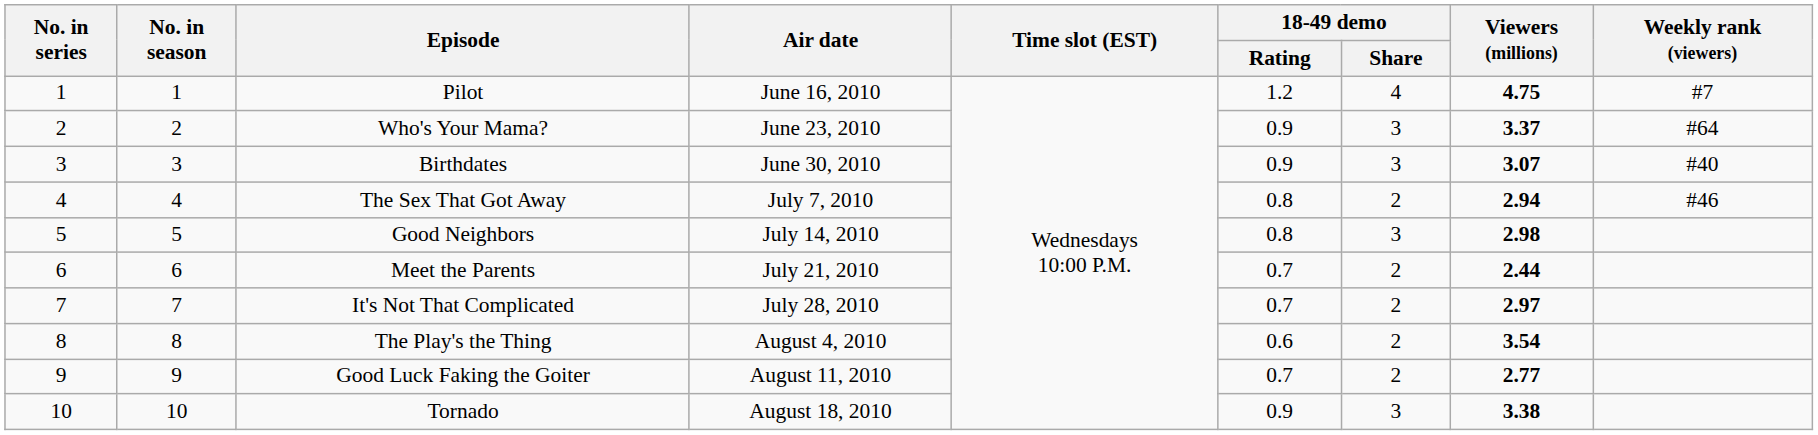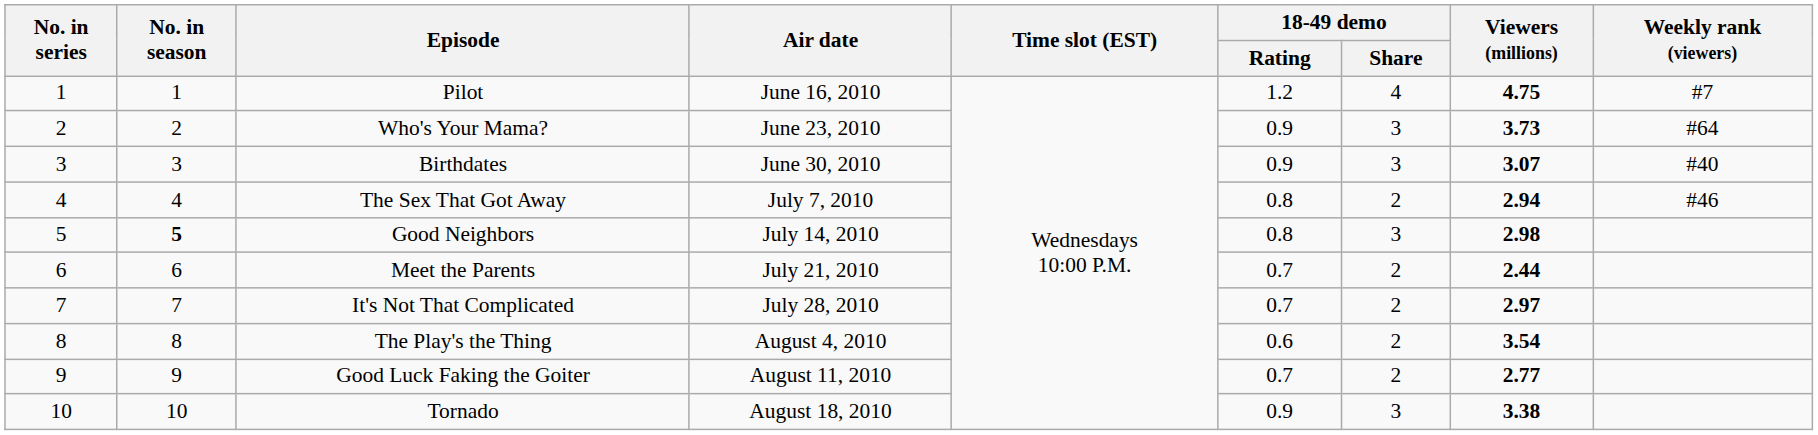(1522, 128) 3.37 -> (1522, 128) 3.73
(177, 234) normal -> (177, 234) bold
